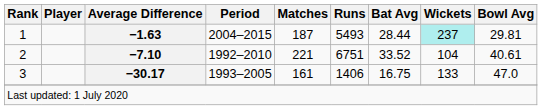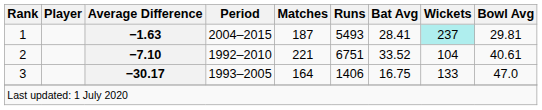(395, 34) 28.44 -> (395, 34) 28.41
(303, 74) 161 -> (303, 74) 164
